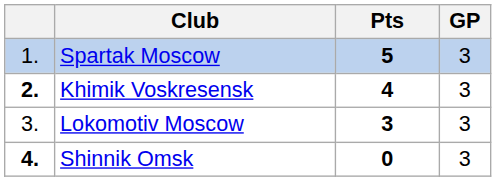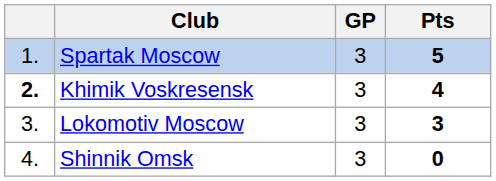columns swapped: (465, 21) <-> (387, 21)
(30, 158) bold -> (30, 158) normal
